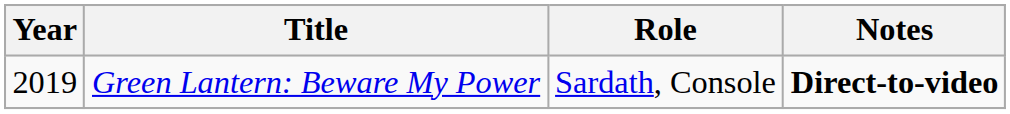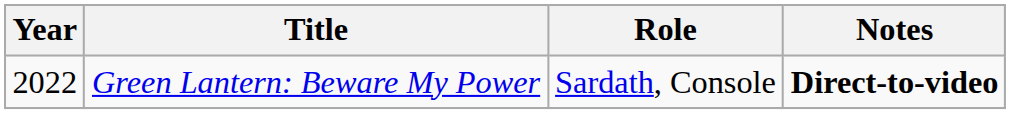(45, 81) 2019 -> (45, 81) 2022
